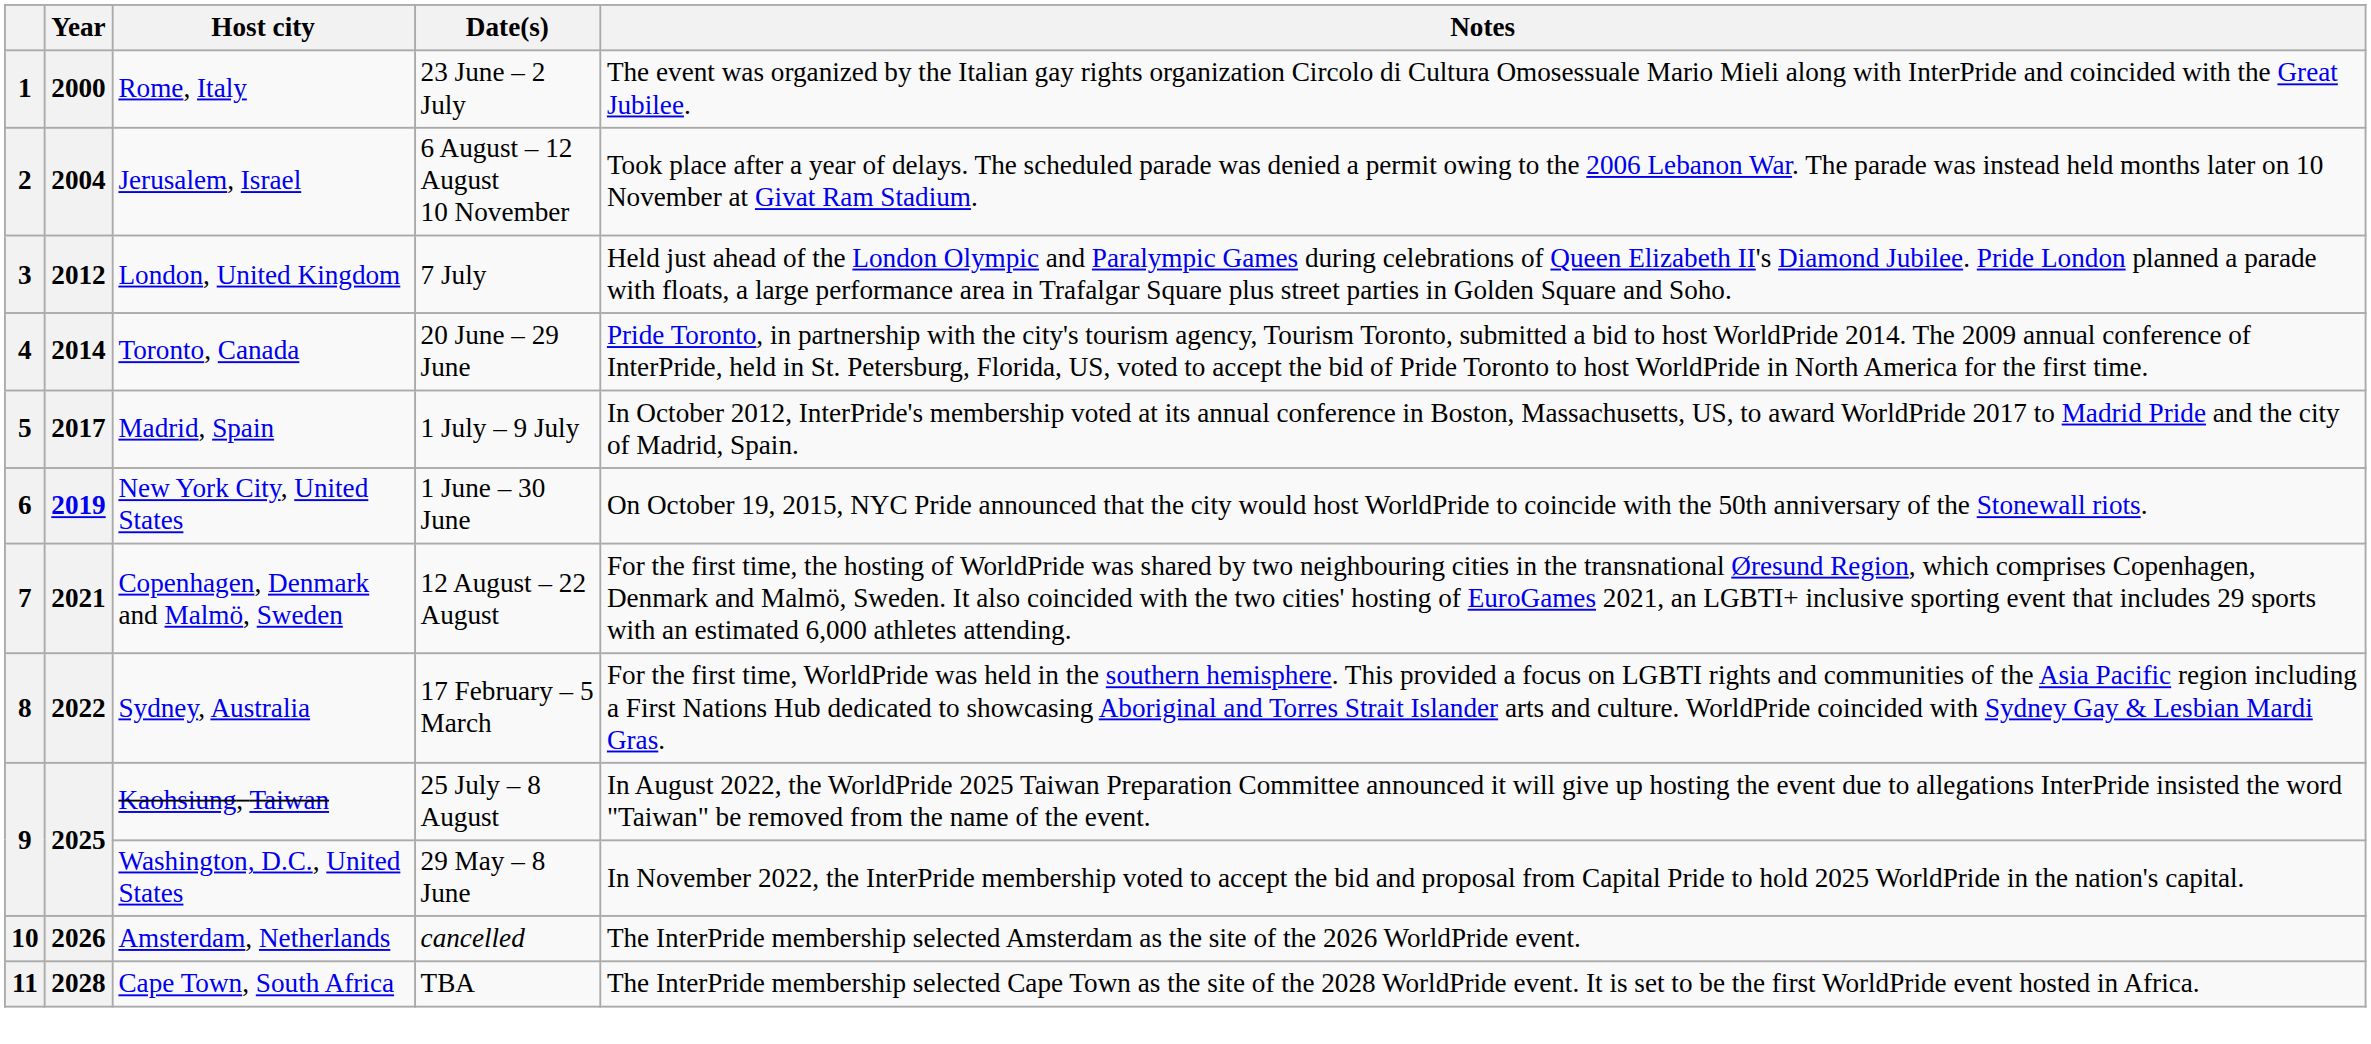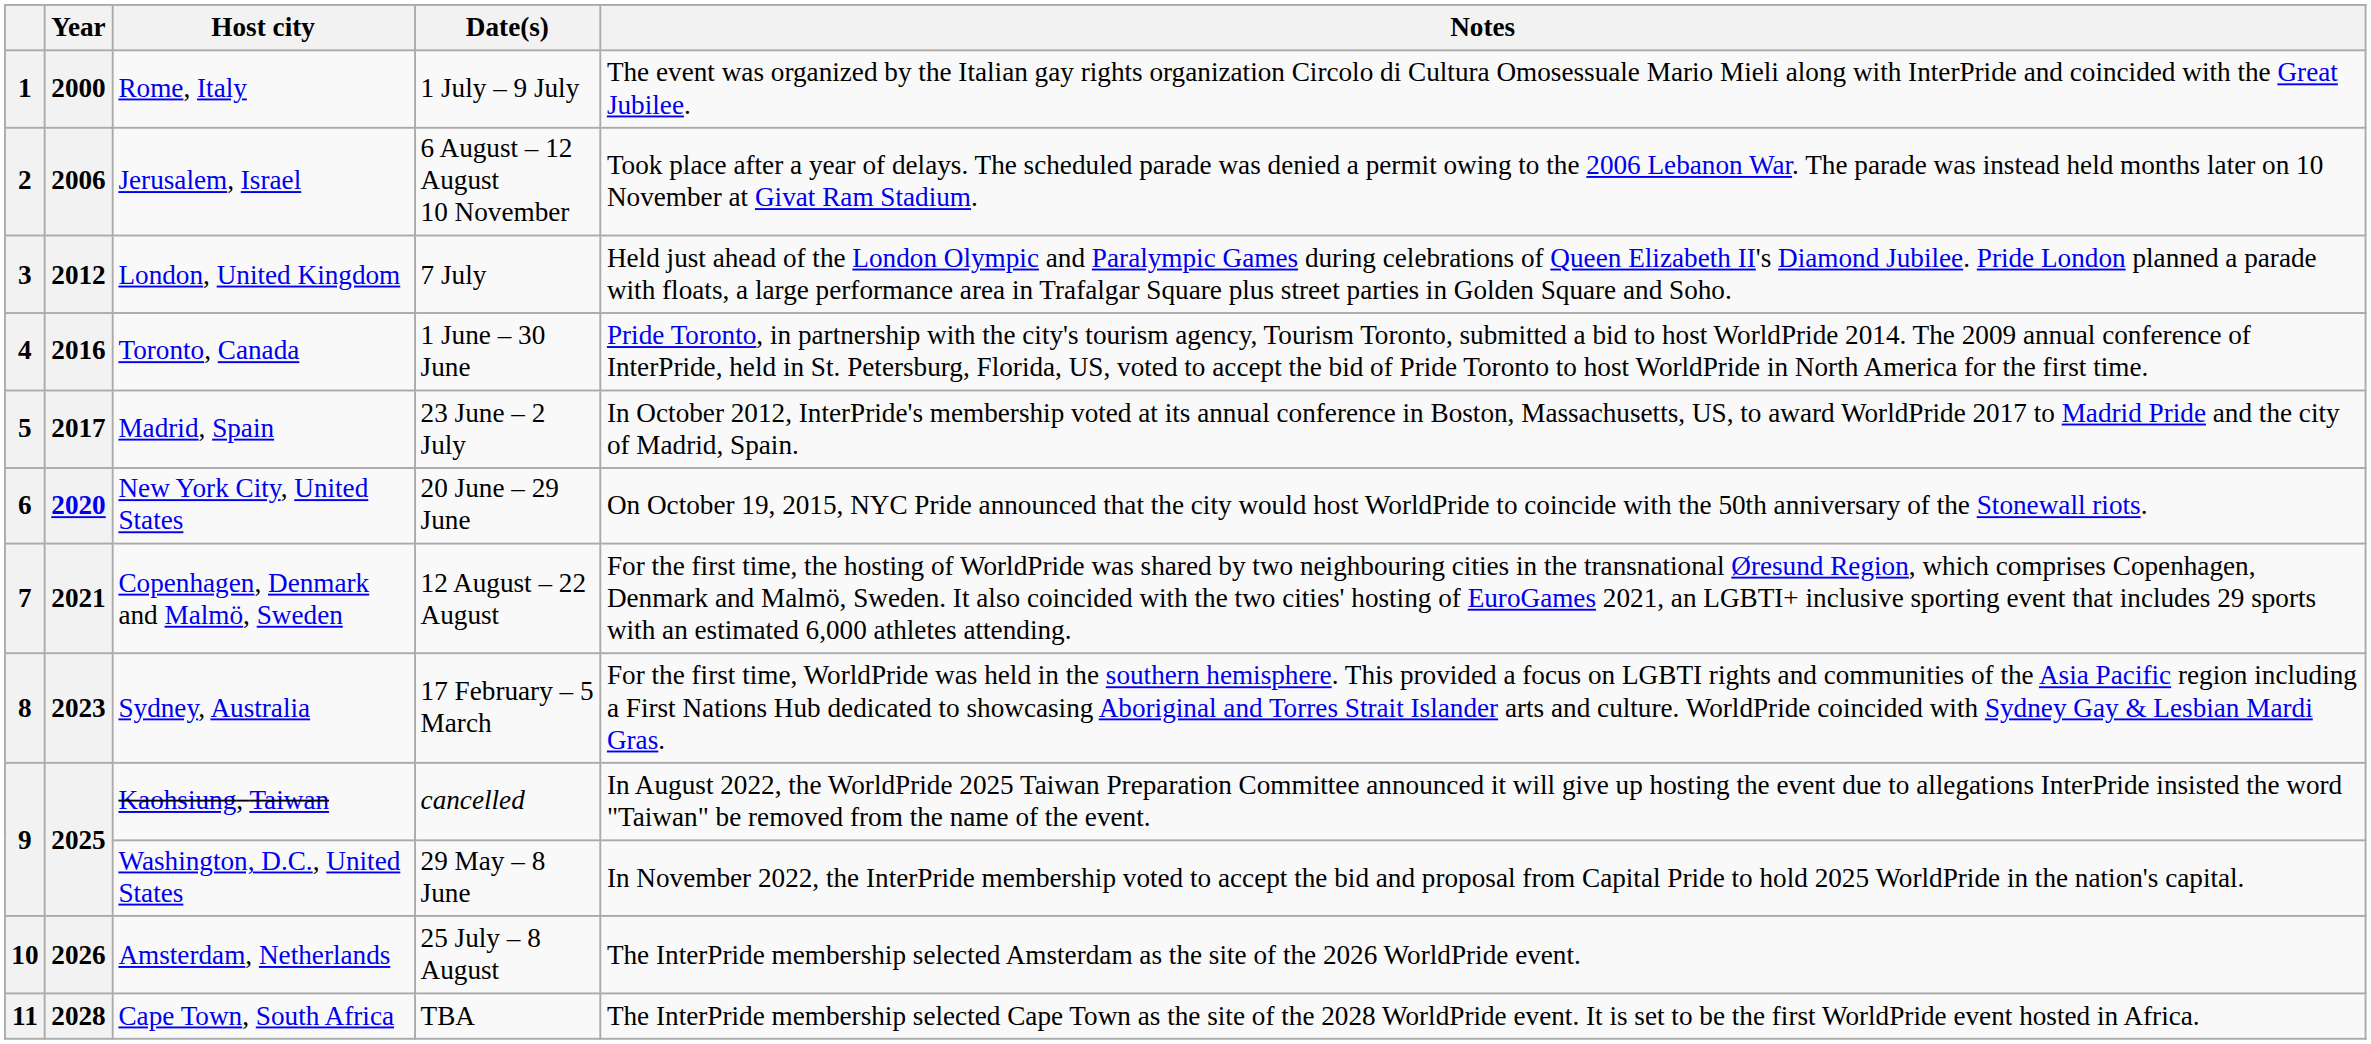(483, 88) 23 June – 2 July -> (500, 88) 1 July – 9 July
(78, 181) 2004 -> (78, 181) 2006
(78, 351) 2014 -> (78, 351) 2016
(490, 351) 20 June – 29 June -> (483, 351) 1 June – 30 June
(500, 428) 1 July – 9 July -> (483, 428) 23 June – 2 July
(78, 505) 2019 -> (78, 505) 2020
(483, 505) 1 June – 30 June -> (490, 505) 20 June – 29 June
(78, 707) 2022 -> (78, 707) 2023
(481, 800) 25 July – 8 August -> (473, 800) cancelled
(473, 938) cancelled -> (481, 954) 25 July – 8 August
